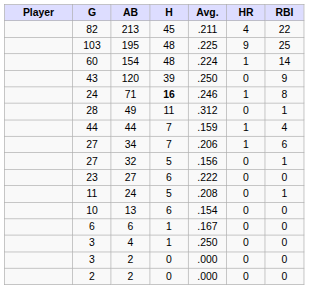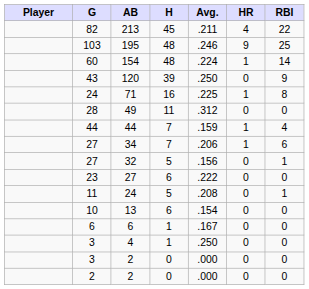(207, 45) .225 -> (207, 45) .246
(169, 95) bold -> (169, 95) normal
(207, 95) .246 -> (207, 95) .225
(284, 111) 1 -> (284, 111) 0
